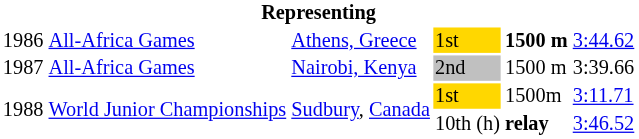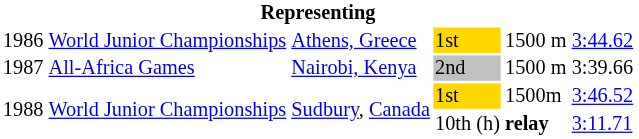(122, 40) All-Africa Games -> (167, 40) World Junior Championships
(536, 40) bold -> (536, 40) normal
(603, 95) 3:11.71 -> (602, 95) 3:46.52
(604, 123) 3:46.52 -> (602, 123) 3:11.71
